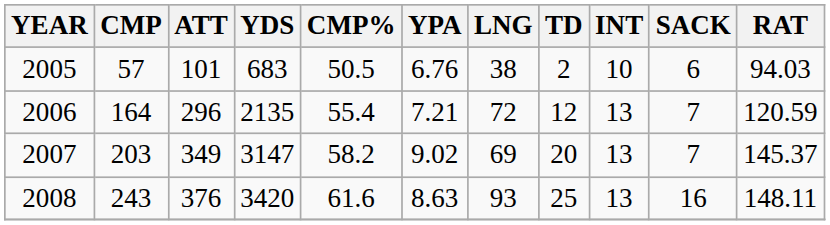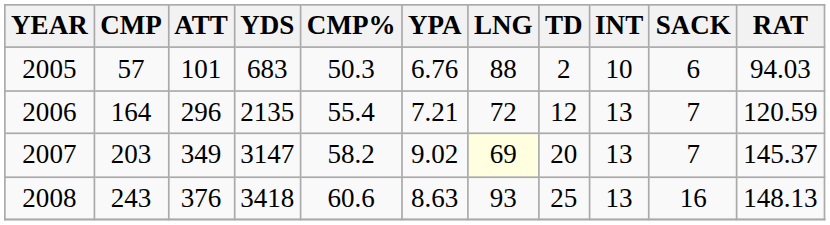(351, 68) 50.5 -> (351, 68) 50.3
(503, 68) 38 -> (503, 68) 88
(503, 154) no background -> (503, 154) lightyellow background
(267, 197) 3420 -> (267, 197) 3418
(351, 197) 61.6 -> (351, 197) 60.6
(780, 197) 148.11 -> (780, 197) 148.13
